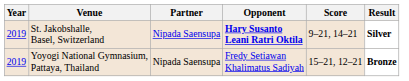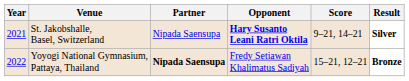(16, 34) 2019 -> (16, 34) 2021
(16, 62) 2019 -> (16, 62) 2022
(186, 62) normal -> (189, 62) bold
